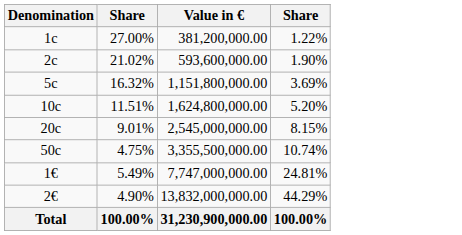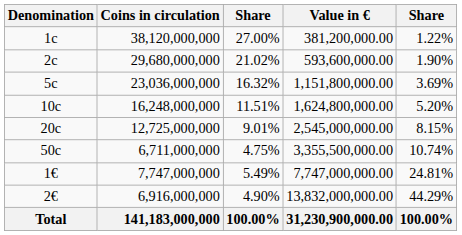+ column: (160, 15)
